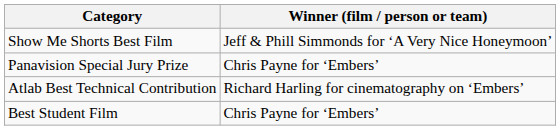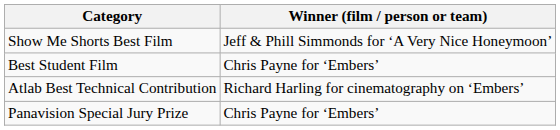rows swapped: (63, 112) <-> (98, 64)
